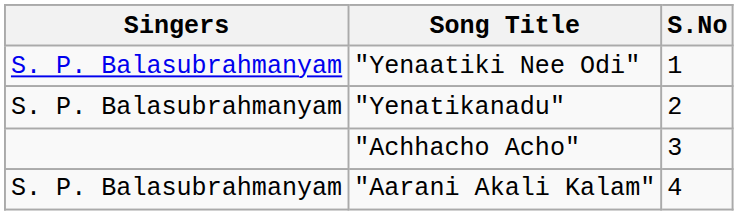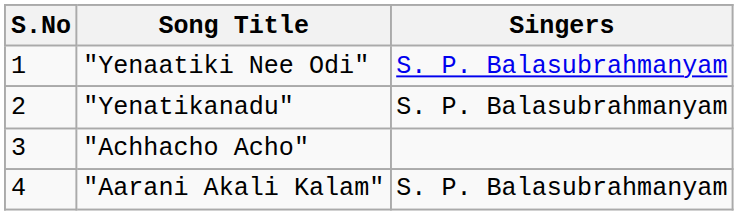columns swapped: (697, 25) <-> (177, 25)
